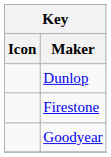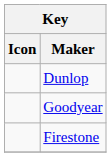rows swapped: (71, 107) <-> (73, 137)
